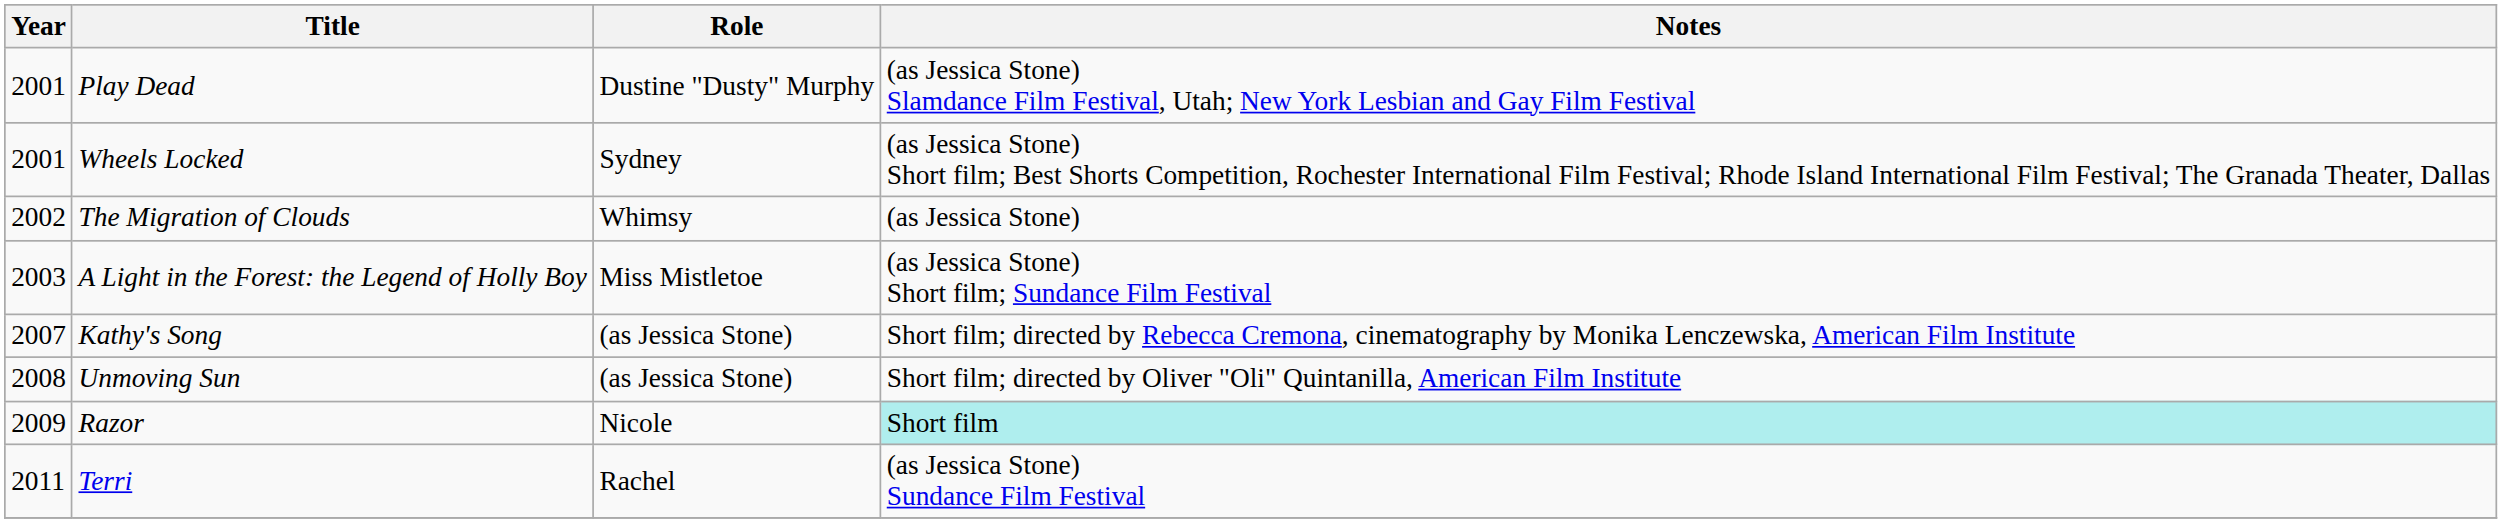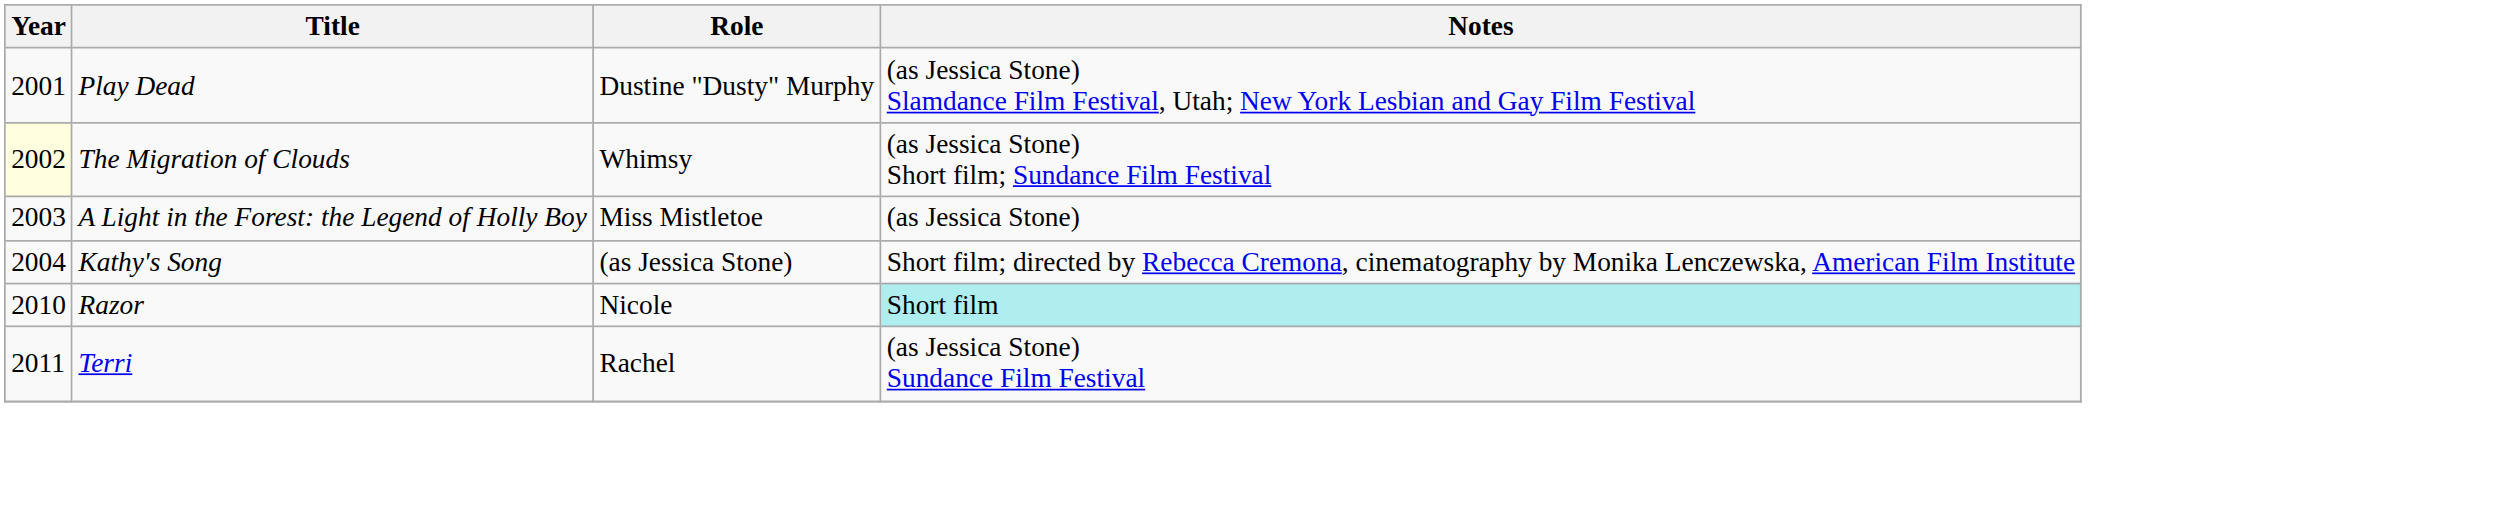- row: (161, 159)
(39, 217) no background -> (39, 159) lightyellow background
(983, 217) (as Jessica Stone) -> (1079, 159) (as Jessica Stone) Short film; Sundance Film Festival
(1079, 276) (as Jessica Stone) Short film; Sundance Film Festival -> (983, 217) (as Jessica Stone)
(39, 335) 2007 -> (39, 261) 2004
- row: (159, 378)
(39, 422) 2009 -> (39, 304) 2010
